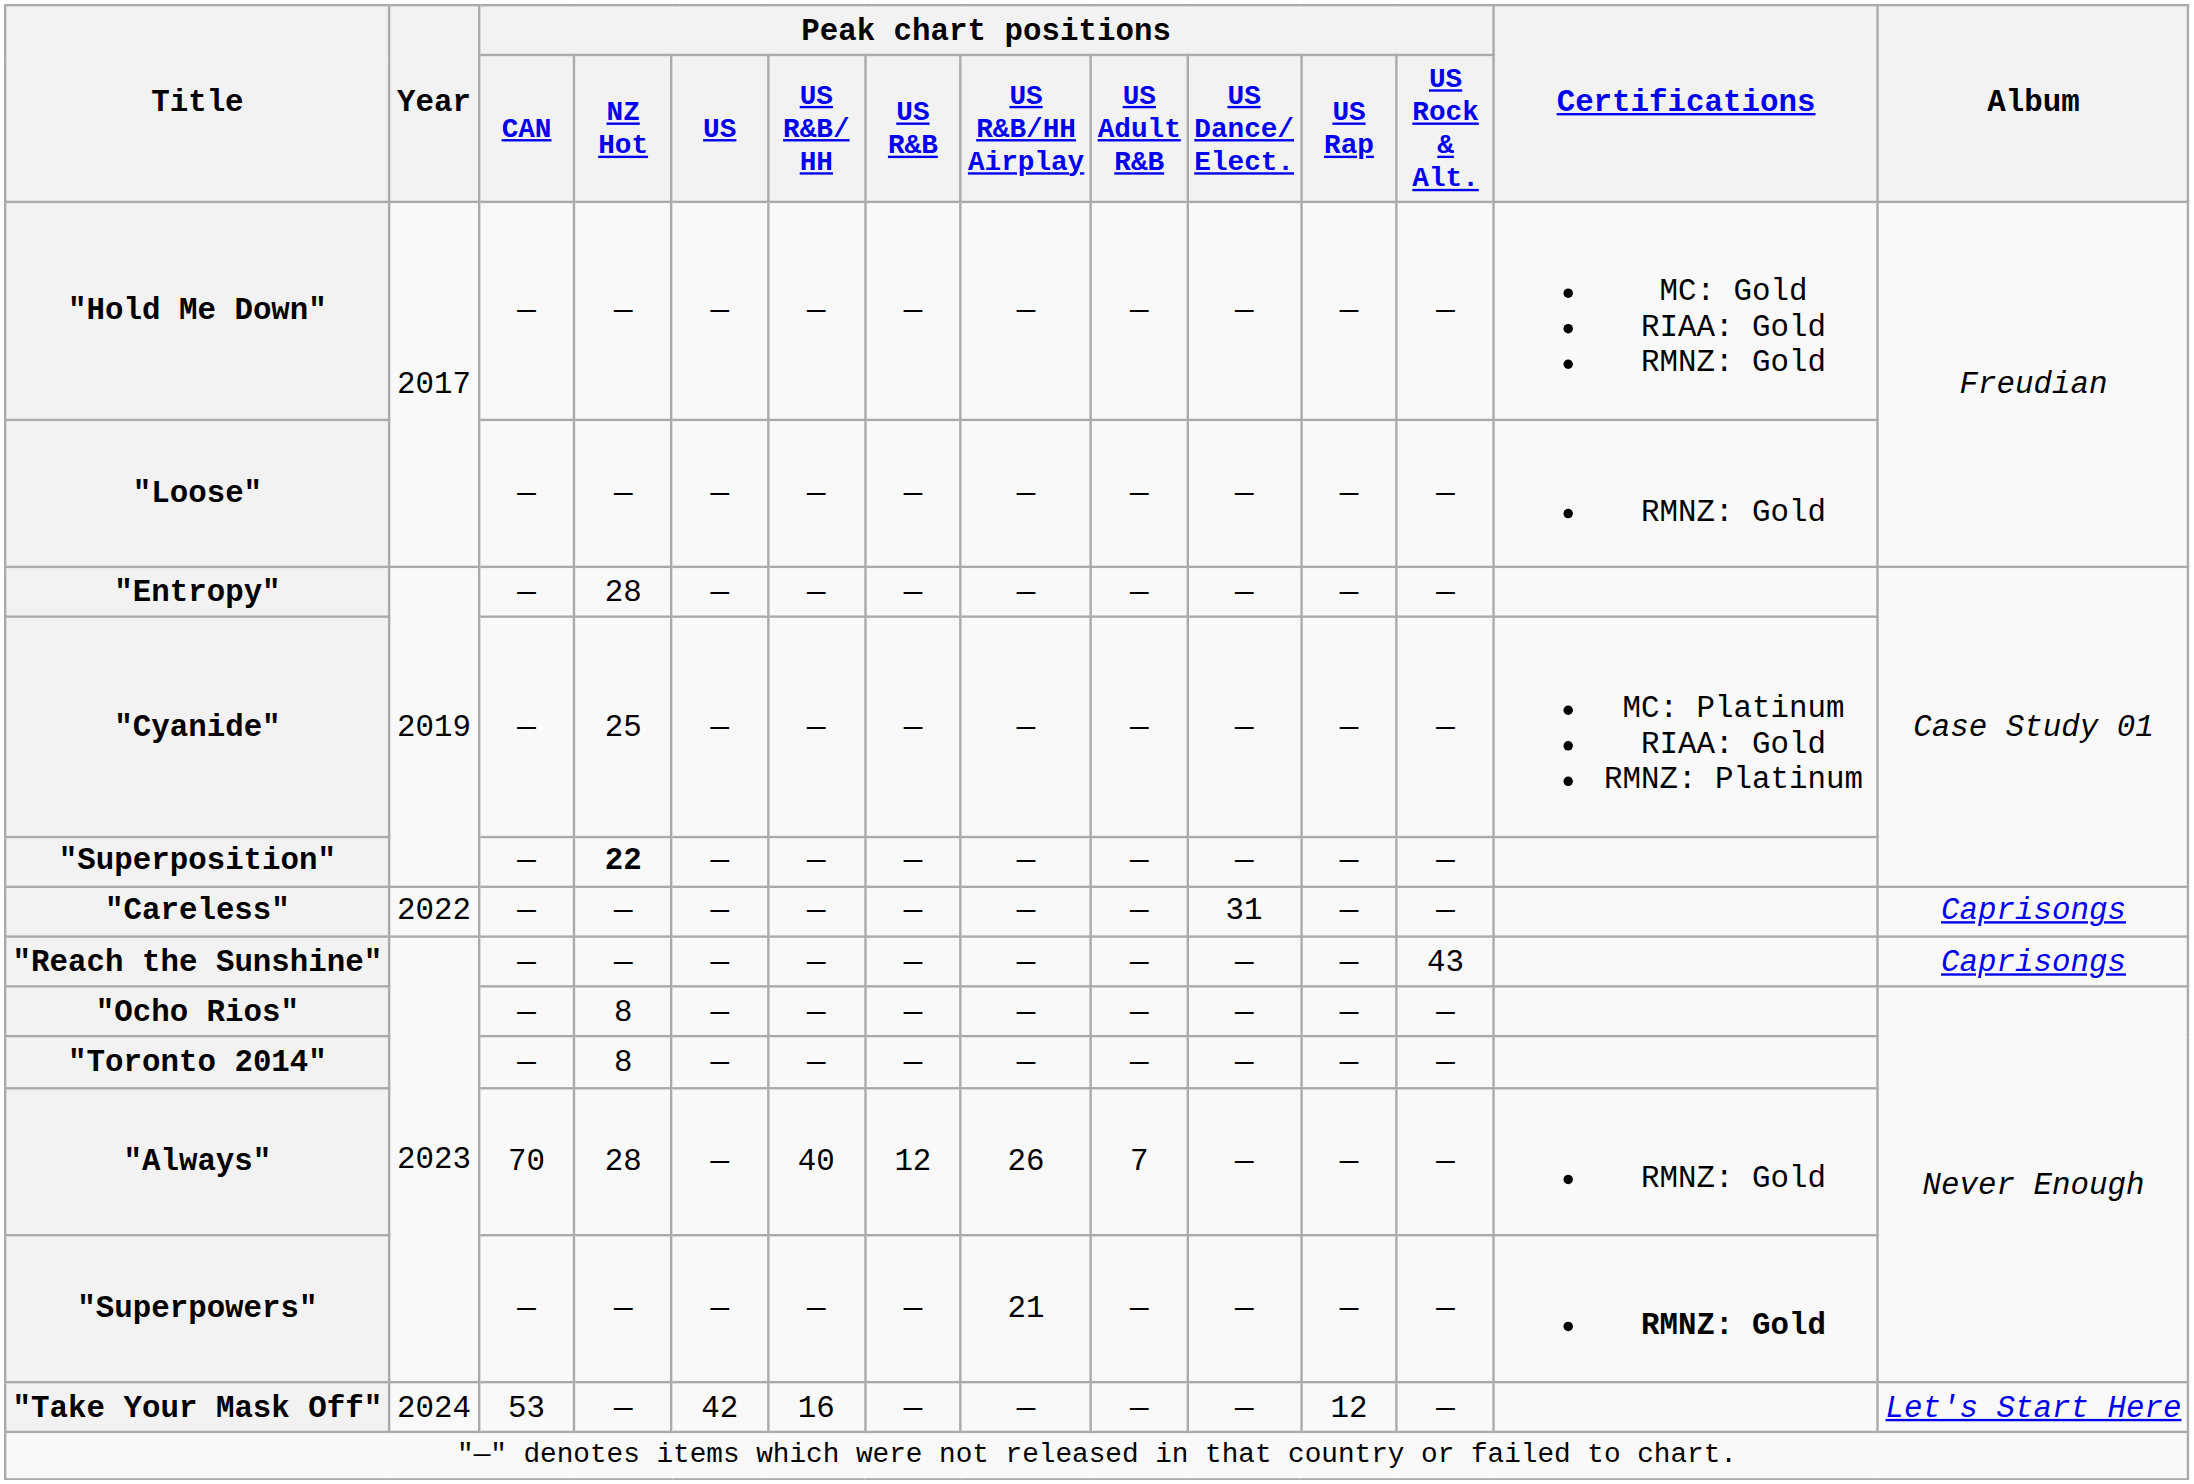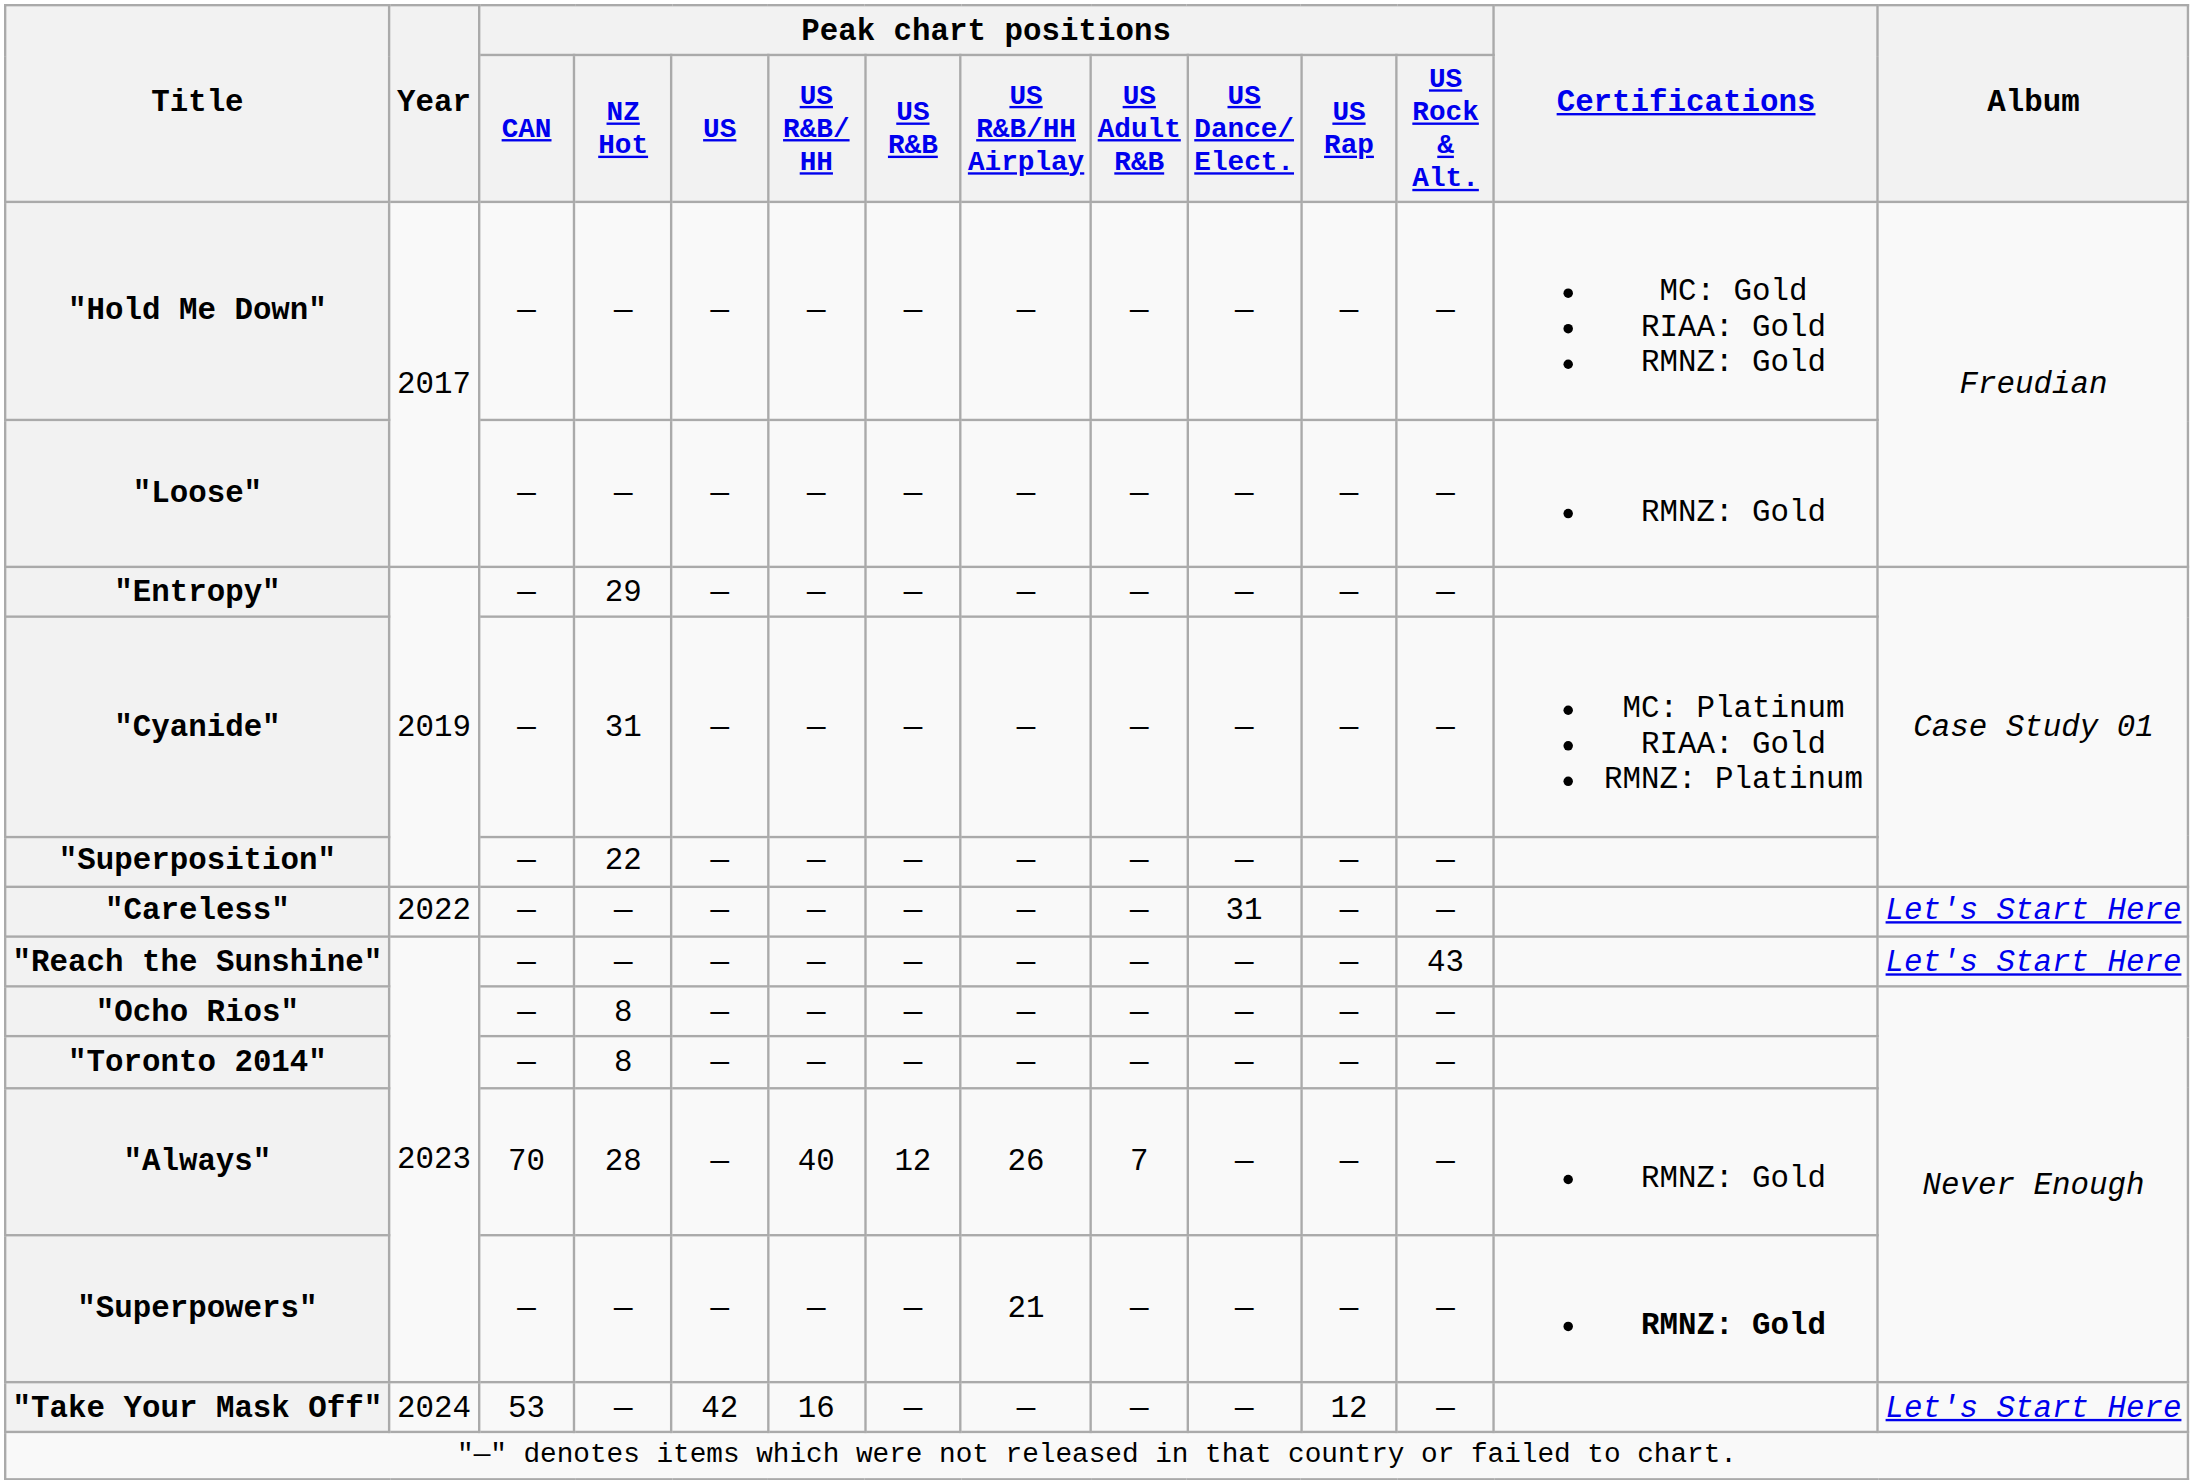(623, 593) 28 -> (623, 593) 29
(623, 727) 25 -> (623, 727) 31
(623, 861) bold -> (623, 861) normal
(2034, 911) Caprisongs -> (2034, 911) Let's Start Here
(2034, 962) Caprisongs -> (2034, 962) Let's Start Here
